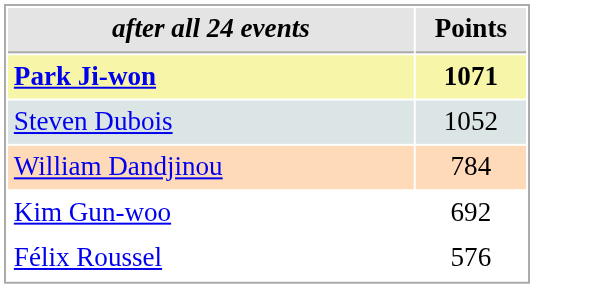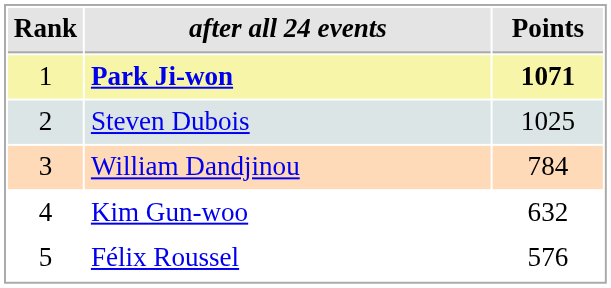+ column: (45, 29)
(471, 121) 1052 -> (548, 121) 1025
(471, 212) 692 -> (548, 212) 632
